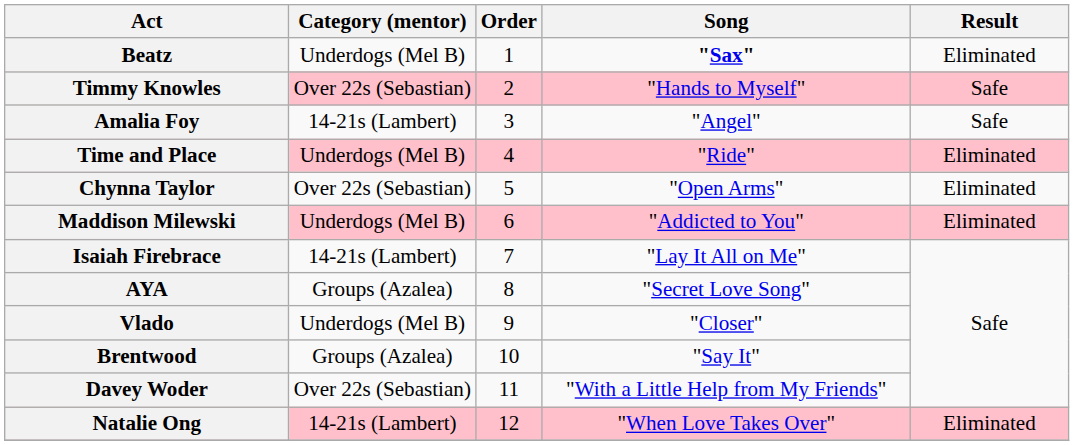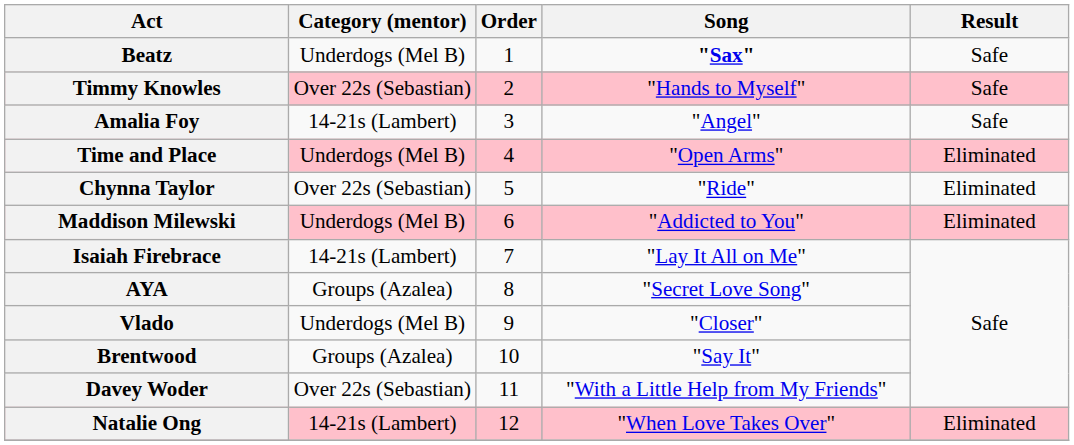(989, 54) Eliminated -> (989, 54) Safe
(726, 155) "Ride" -> (726, 155) "Open Arms"
(726, 188) "Open Arms" -> (726, 188) "Ride"
